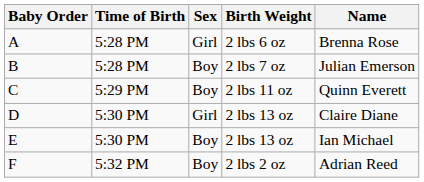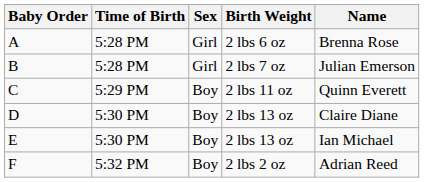(205, 66) Boy -> (205, 66) Girl
(205, 115) Girl -> (205, 115) Boy
